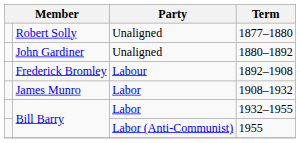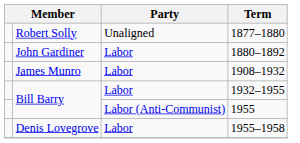(137, 52) Unaligned -> (119, 52) Labor
- row: (266, 71)
+ row: (258, 128)
